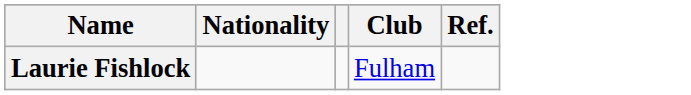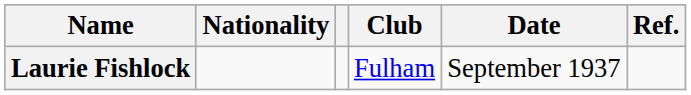+ column: (534, 25)
